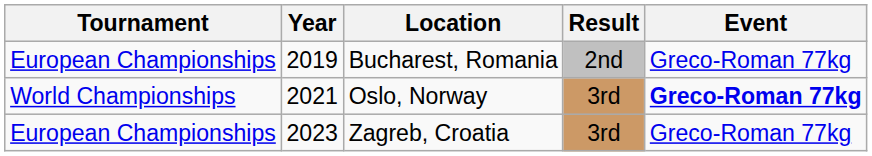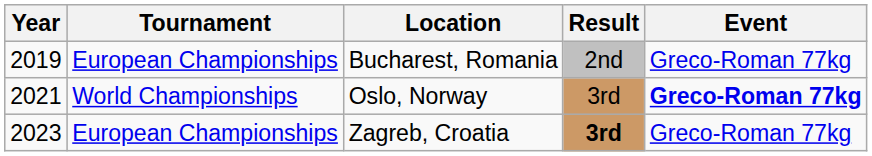columns swapped: (312, 23) <-> (143, 23)
(604, 133) normal -> (604, 133) bold
